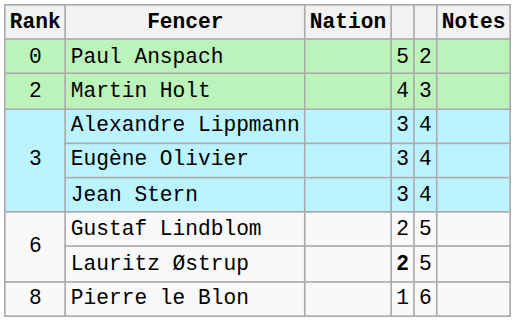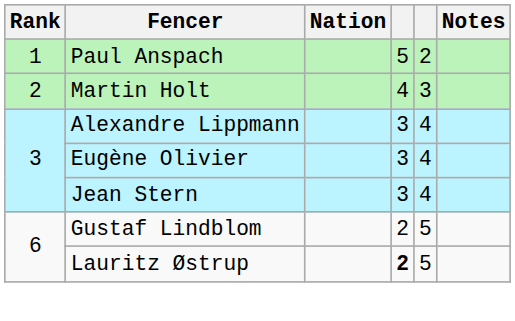(35, 57) 0 -> (35, 57) 1
- row: (160, 298)
